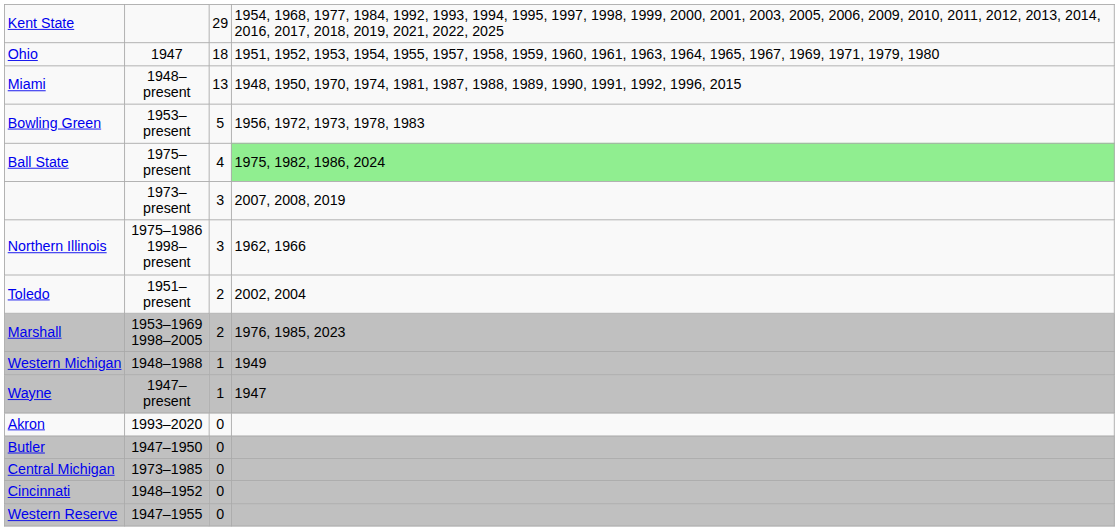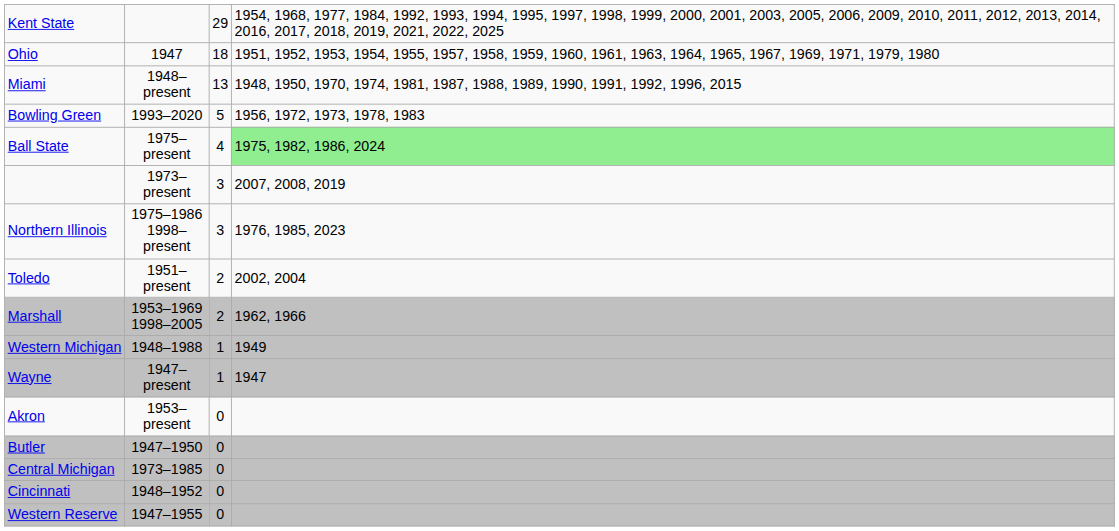(167, 123) 1953–present -> (167, 115) 1993–2020
(270, 247) 1962, 1966 -> (290, 231) 1976, 1985, 2023
(290, 332) 1976, 1985, 2023 -> (270, 316) 1962, 1966
(167, 424) 1993–2020 -> (167, 416) 1953–present
